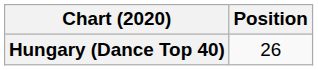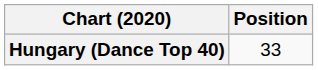(271, 49) 26 -> (271, 49) 33
